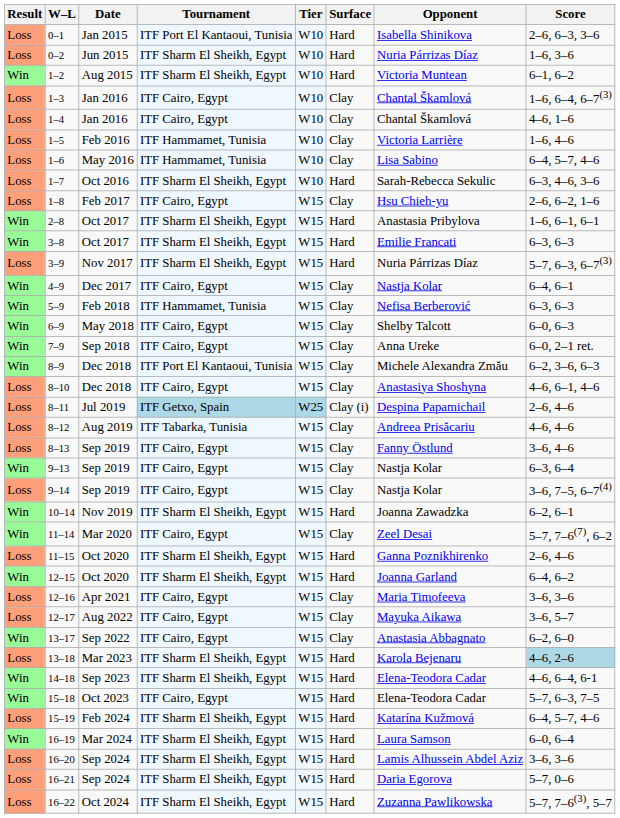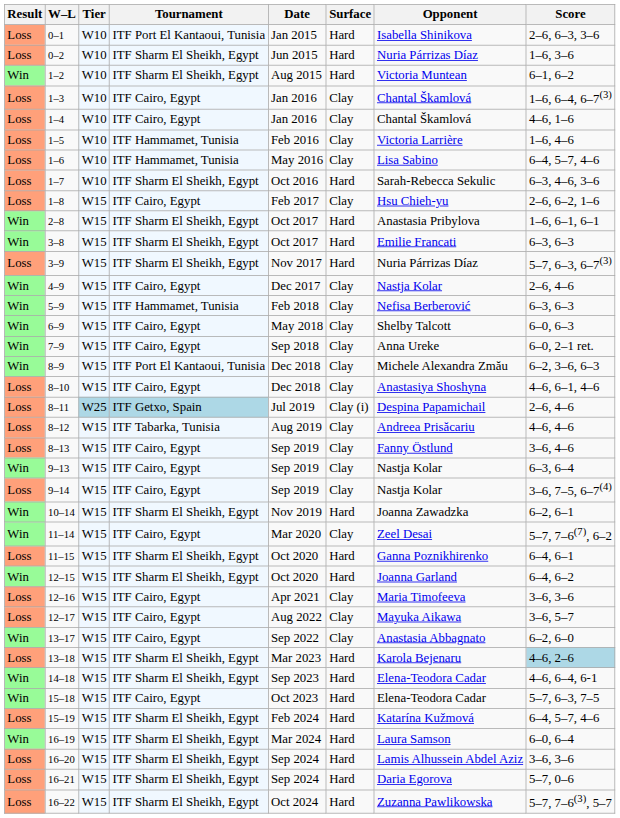columns swapped: (108, 14) <-> (311, 14)
(551, 285) 6–4, 6–1 -> (551, 285) 2–6, 4–6
(551, 556) 2–6, 4–6 -> (551, 556) 6–4, 6–1
